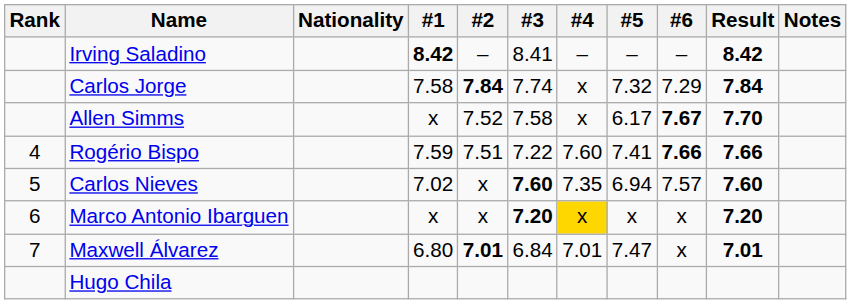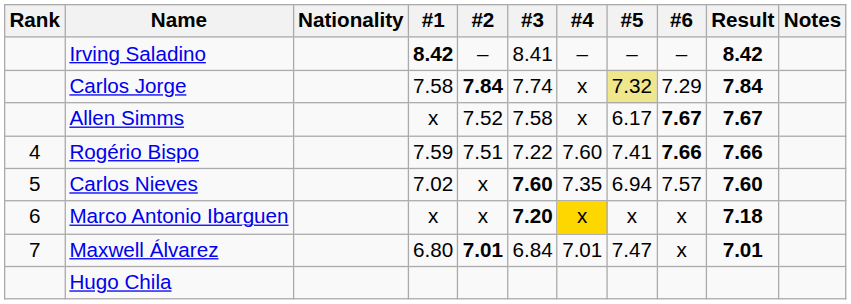(632, 86) no background -> (632, 86) khaki background
(743, 119) 7.70 -> (743, 119) 7.67
(743, 217) 7.20 -> (743, 217) 7.18
